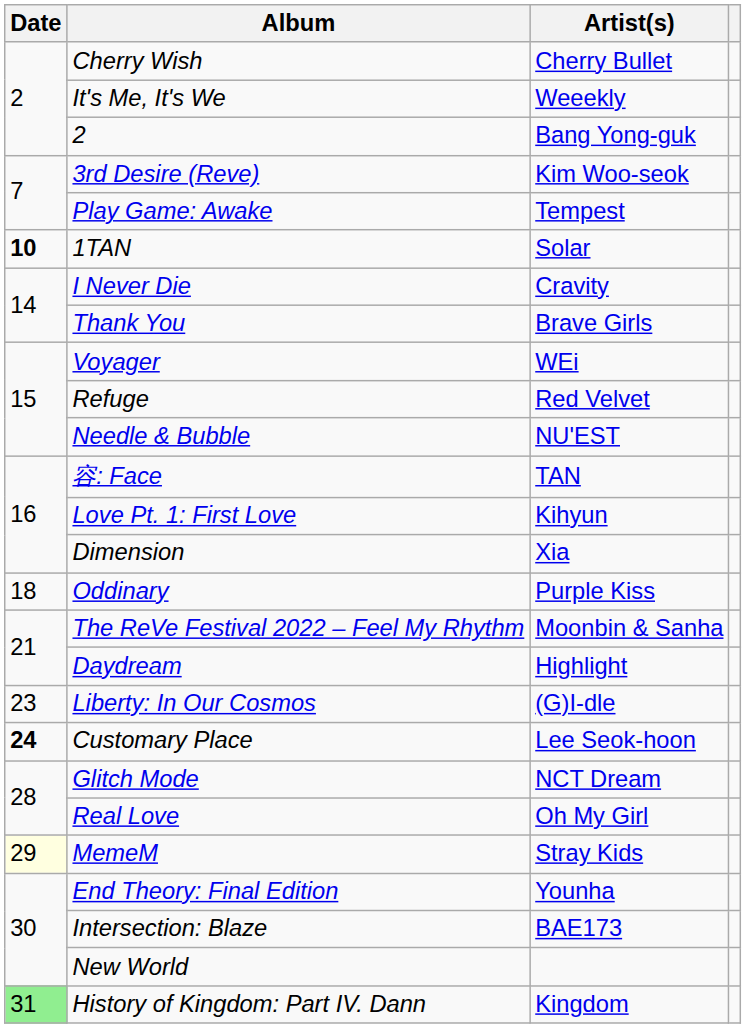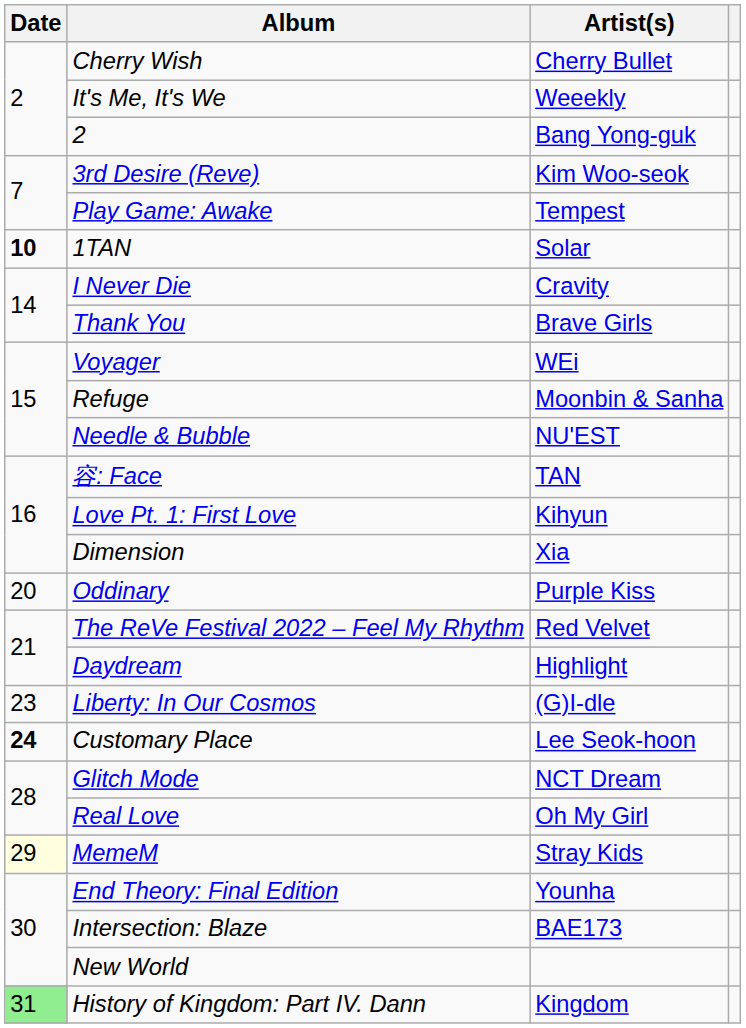(592, 398) Red Velvet -> (629, 398) Moonbin & Sanha
(23, 591) 18 -> (23, 591) 20
(629, 628) Moonbin & Sanha -> (592, 628) Red Velvet
